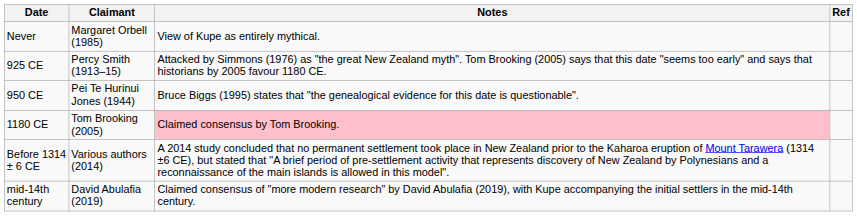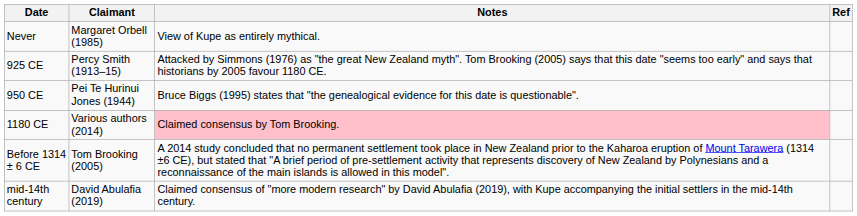(105, 124) Tom Brooking (2005) -> (109, 124) Various authors (2014)
(109, 160) Various authors (2014) -> (105, 160) Tom Brooking (2005)
